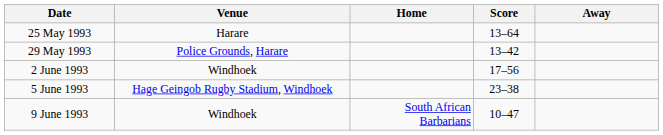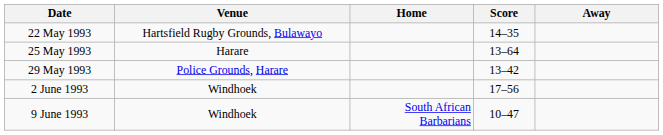+ row: (60, 32)
- row: (60, 88)
